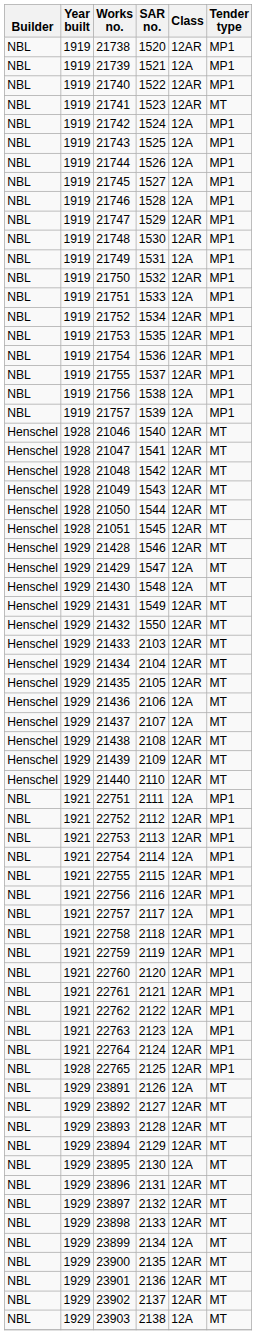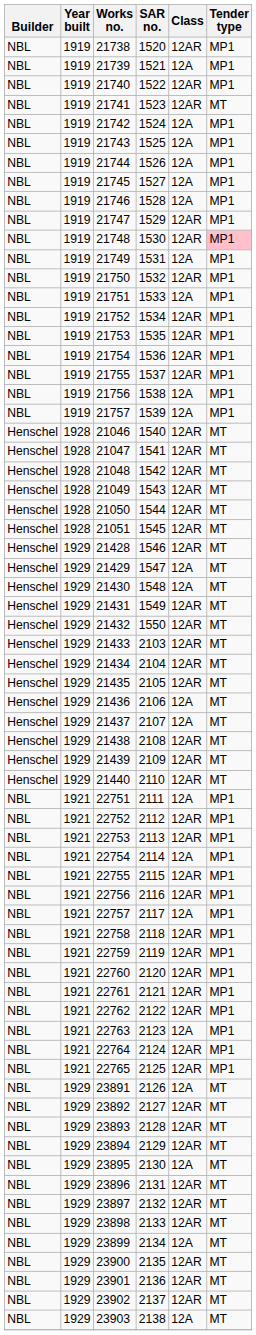(222, 239) no background -> (222, 239) pink background
(77, 1069) 1928 -> (77, 1069) 1921
